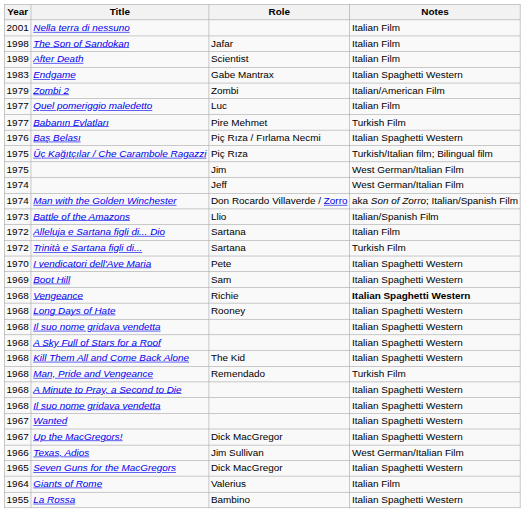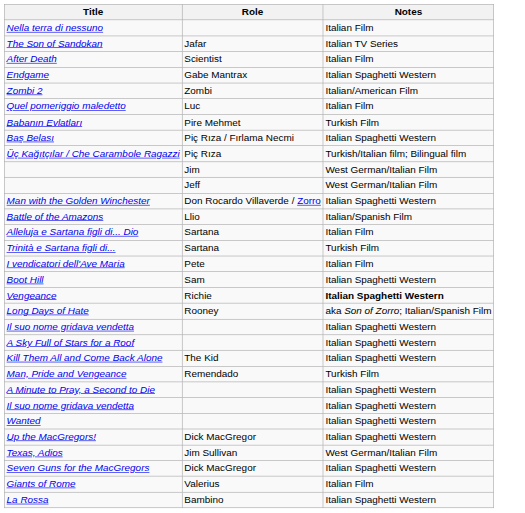- column: (18, 12)
(376, 43) Italian Film -> (362, 43) Italian TV Series
(435, 201) aka Son of Zorro; Italian/Spanish Film -> (381, 201) Italian Spaghetti Western
(407, 264) Italian Spaghetti Western -> (349, 264) Italian Film
(407, 311) Italian Spaghetti Western -> (408, 311) aka Son of Zorro; Italian/Spanish Film
